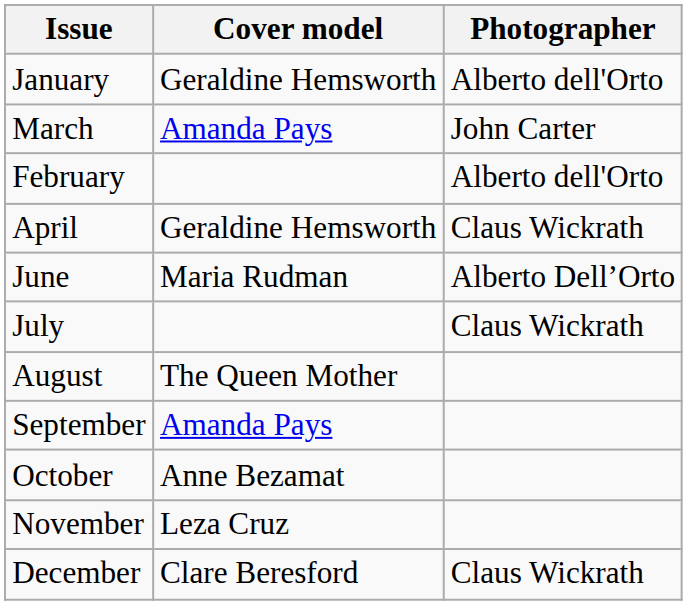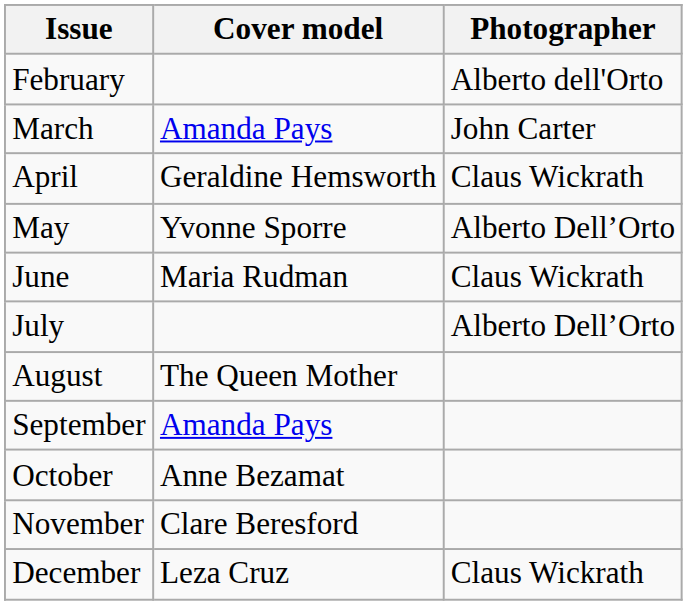- row: (61, 78)
rows swapped: (68, 177) <-> (53, 128)
+ row: (41, 227)
(563, 276) Alberto Dell’Orto -> (547, 276) Claus Wickrath
(547, 326) Claus Wickrath -> (563, 326) Alberto Dell’Orto
(225, 524) Leza Cruz -> (259, 524) Clare Beresford
(259, 573) Clare Beresford -> (225, 573) Leza Cruz
